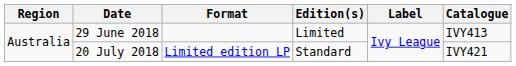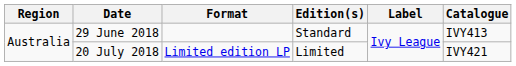(320, 33) Limited -> (323, 33) Standard
(323, 52) Standard -> (320, 52) Limited
